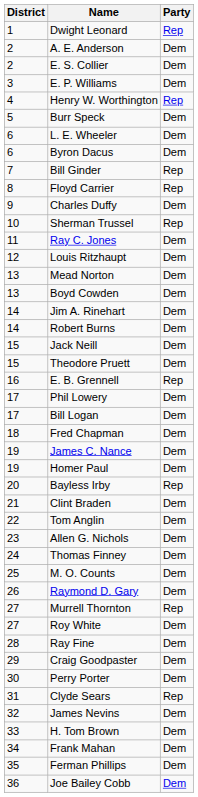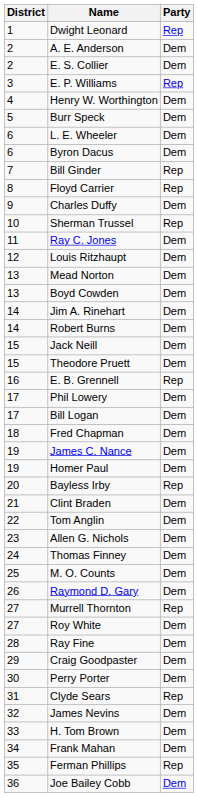(175, 83) Dem -> (173, 83) Rep
(173, 100) Rep -> (175, 100) Dem
(175, 766) Dem -> (173, 766) Rep
